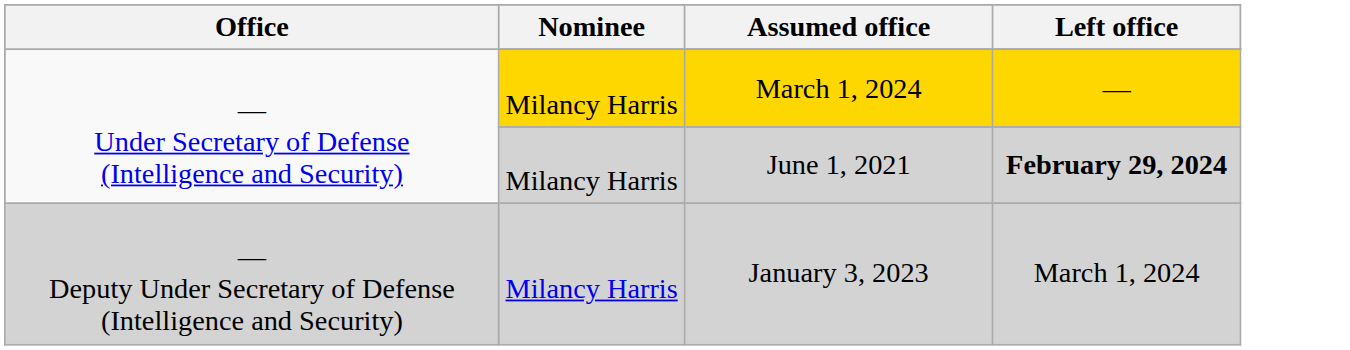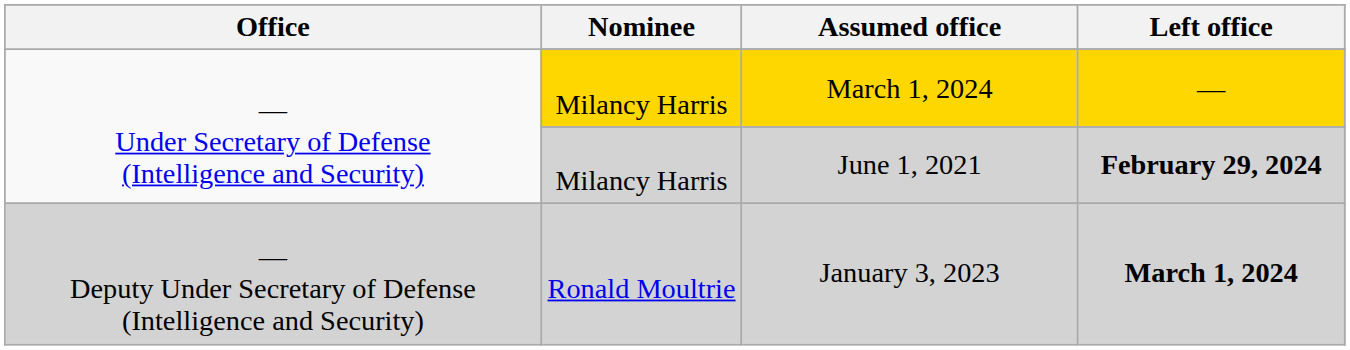(592, 289) Milancy Harris -> (642, 289) Ronald Moultrie
(1117, 273) normal -> (1211, 273) bold
